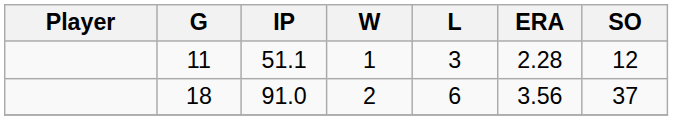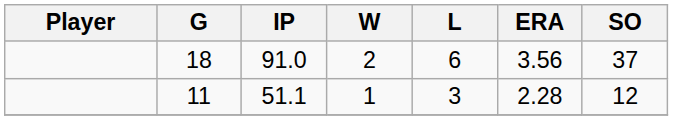rows swapped: (199, 96) <-> (199, 59)
